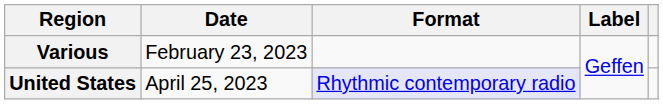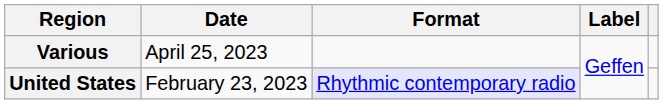(226, 51) February 23, 2023 -> (206, 51) April 25, 2023
(206, 83) April 25, 2023 -> (226, 83) February 23, 2023
